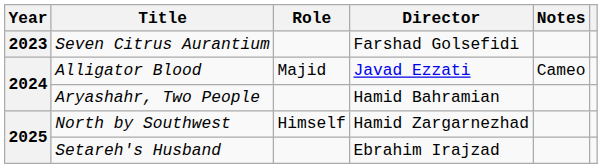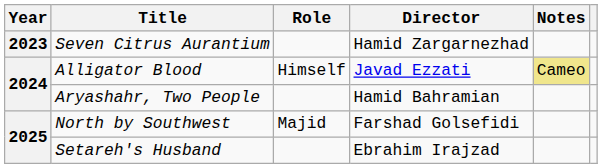(436, 44) Farshad Golsefidi -> (441, 44) Hamid Zargarnezhad
(302, 71) Majid -> (312, 71) Himself
(561, 71) no background -> (561, 71) khaki background
(312, 124) Himself -> (302, 124) Majid
(441, 124) Hamid Zargarnezhad -> (436, 124) Farshad Golsefidi
